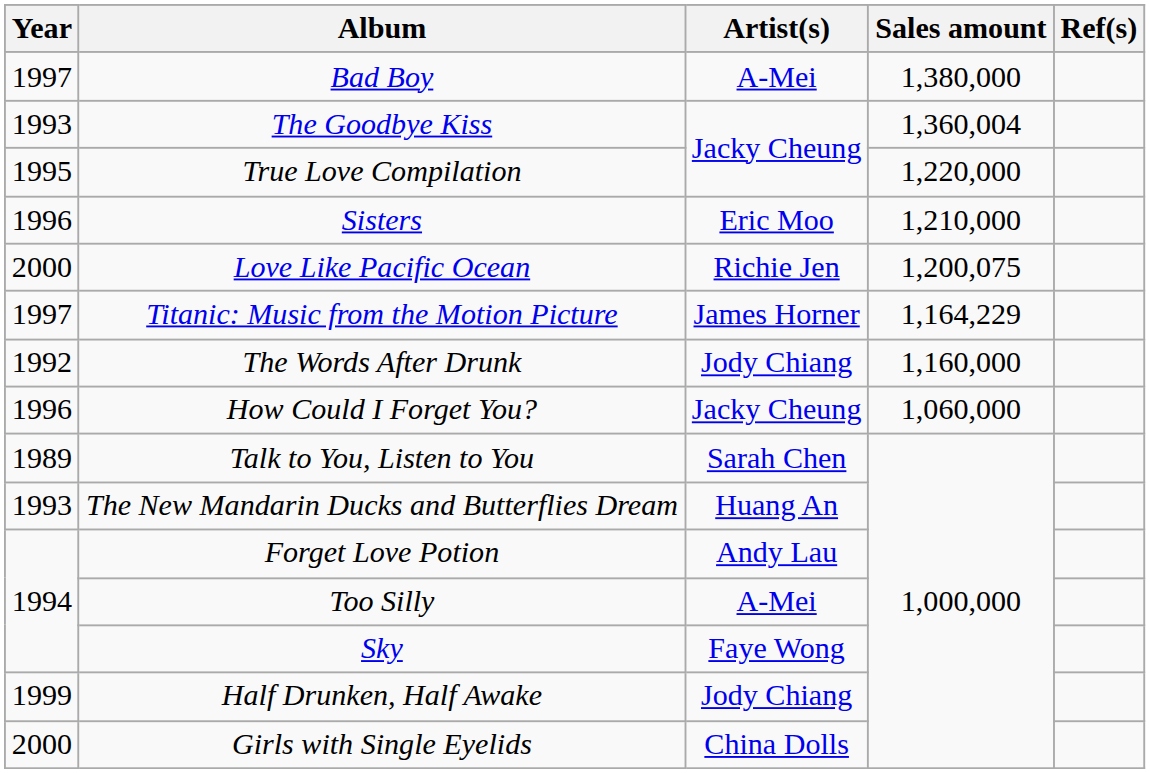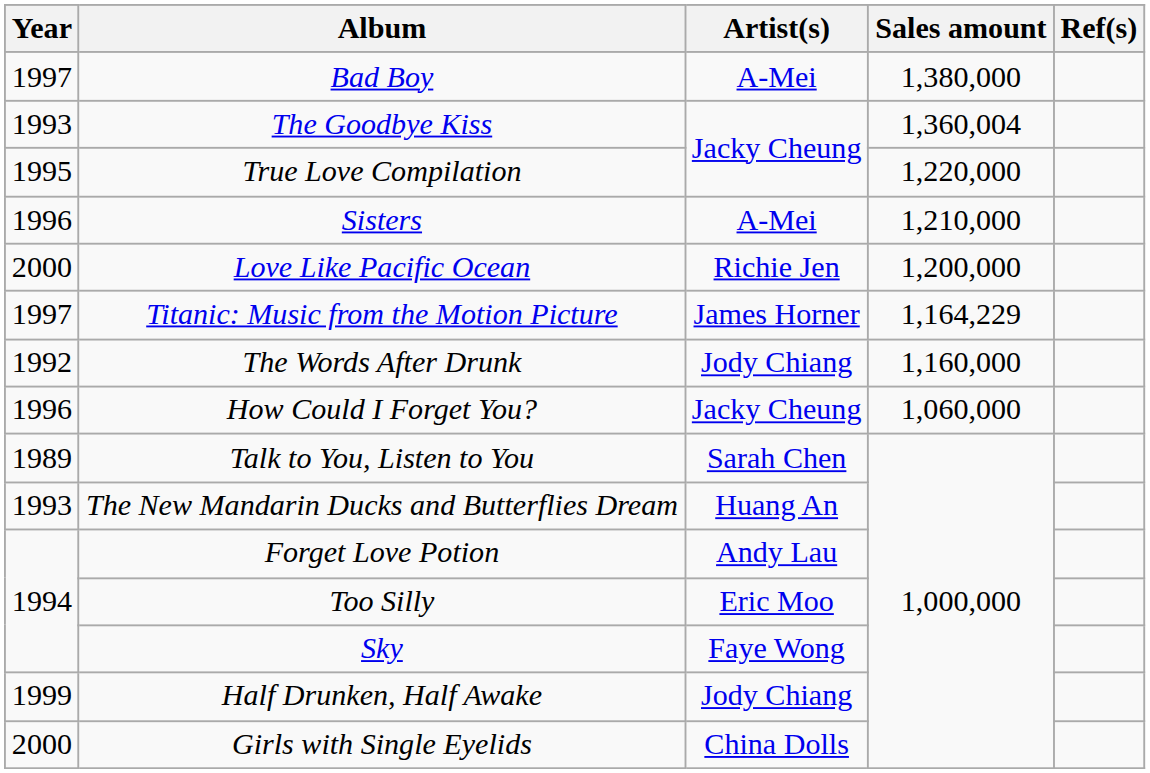(777, 219) Eric Moo -> (777, 219) A-Mei
(961, 266) 1,200,075 -> (961, 266) 1,200,000
(777, 600) A-Mei -> (777, 600) Eric Moo
